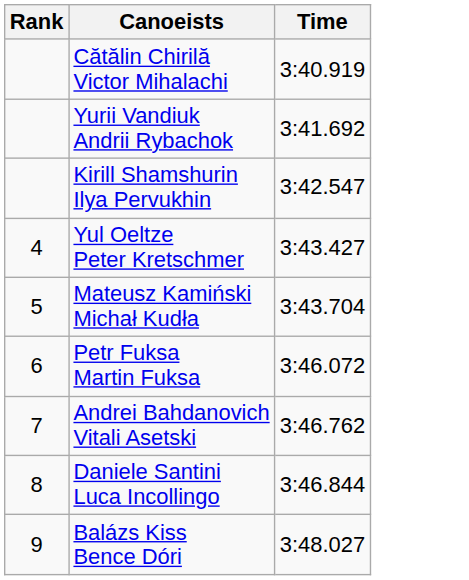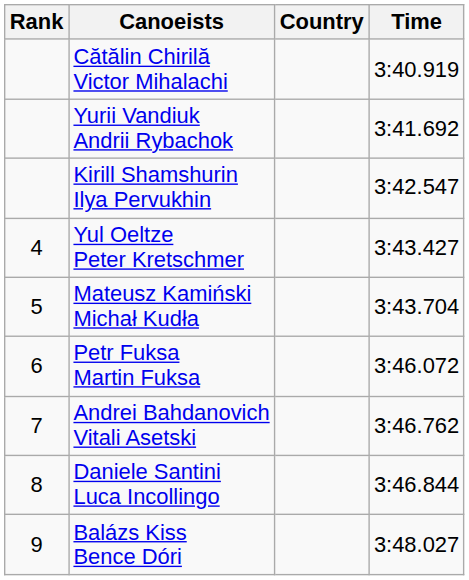+ column: (322, 21)
